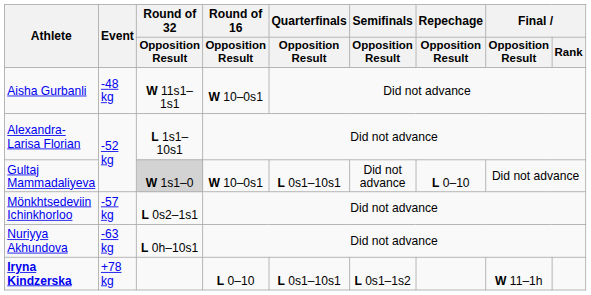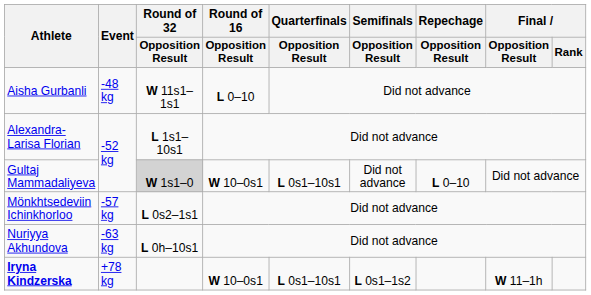(236, 98) W 10–0s1 -> (236, 98) L 0–10
(236, 281) L 0–10 -> (236, 281) W 10–0s1
